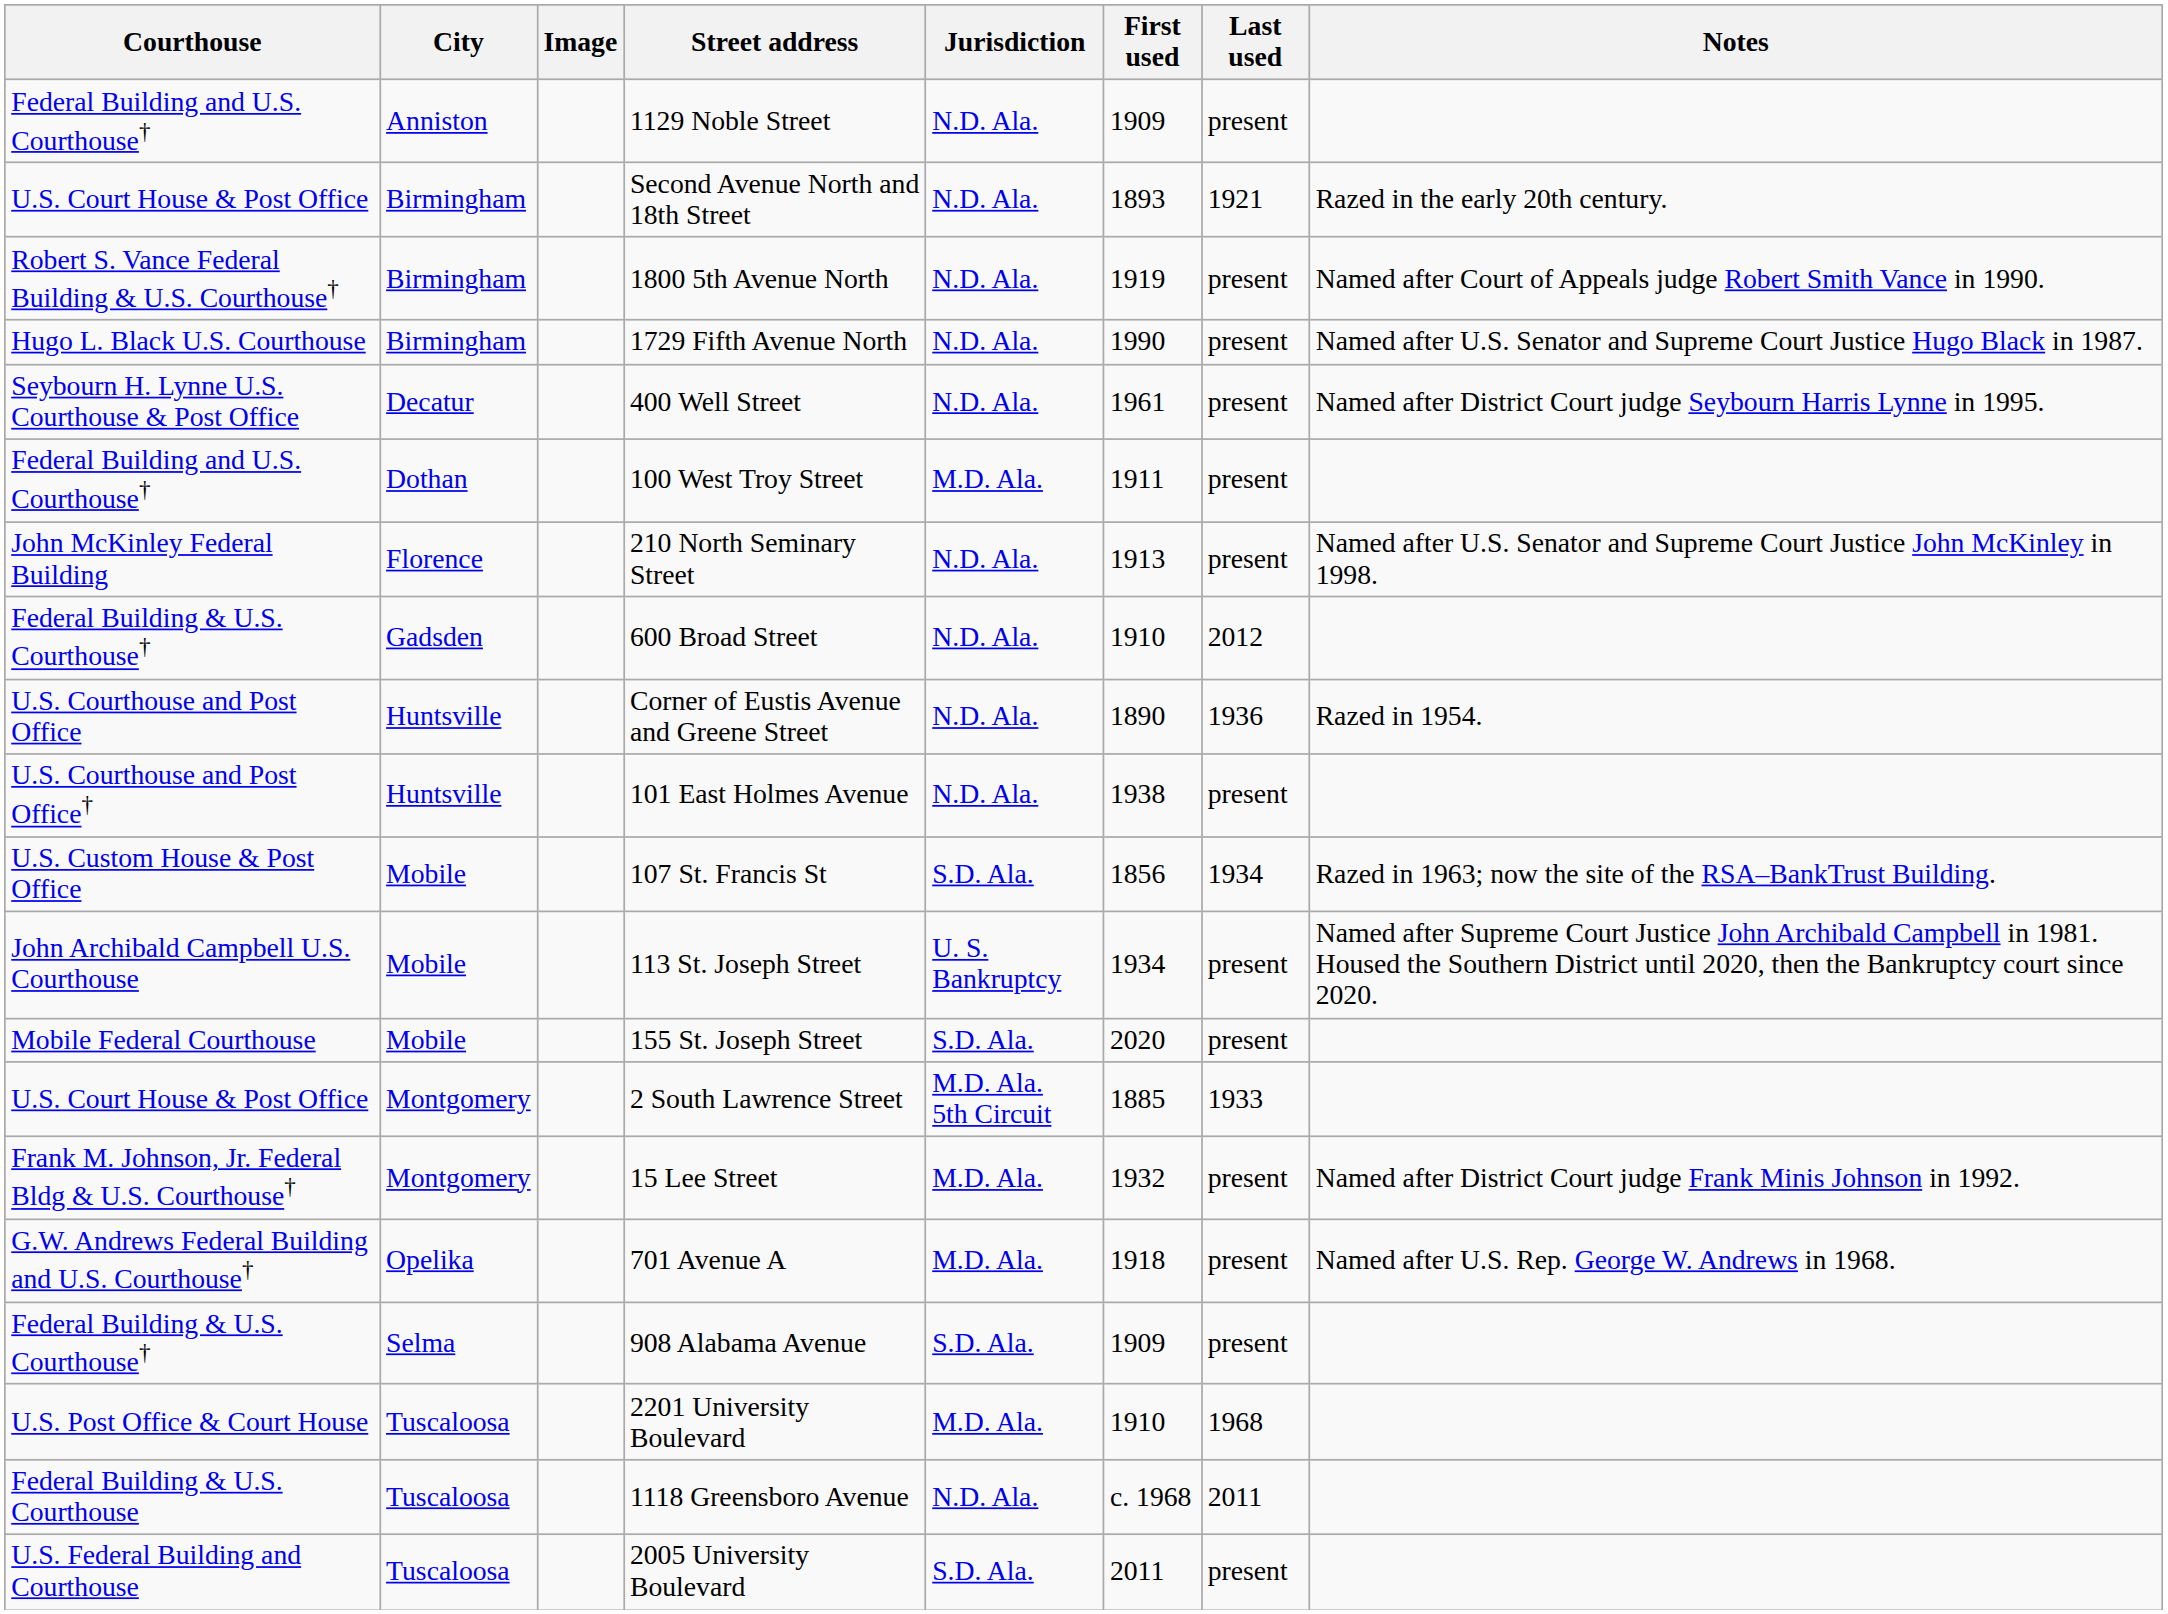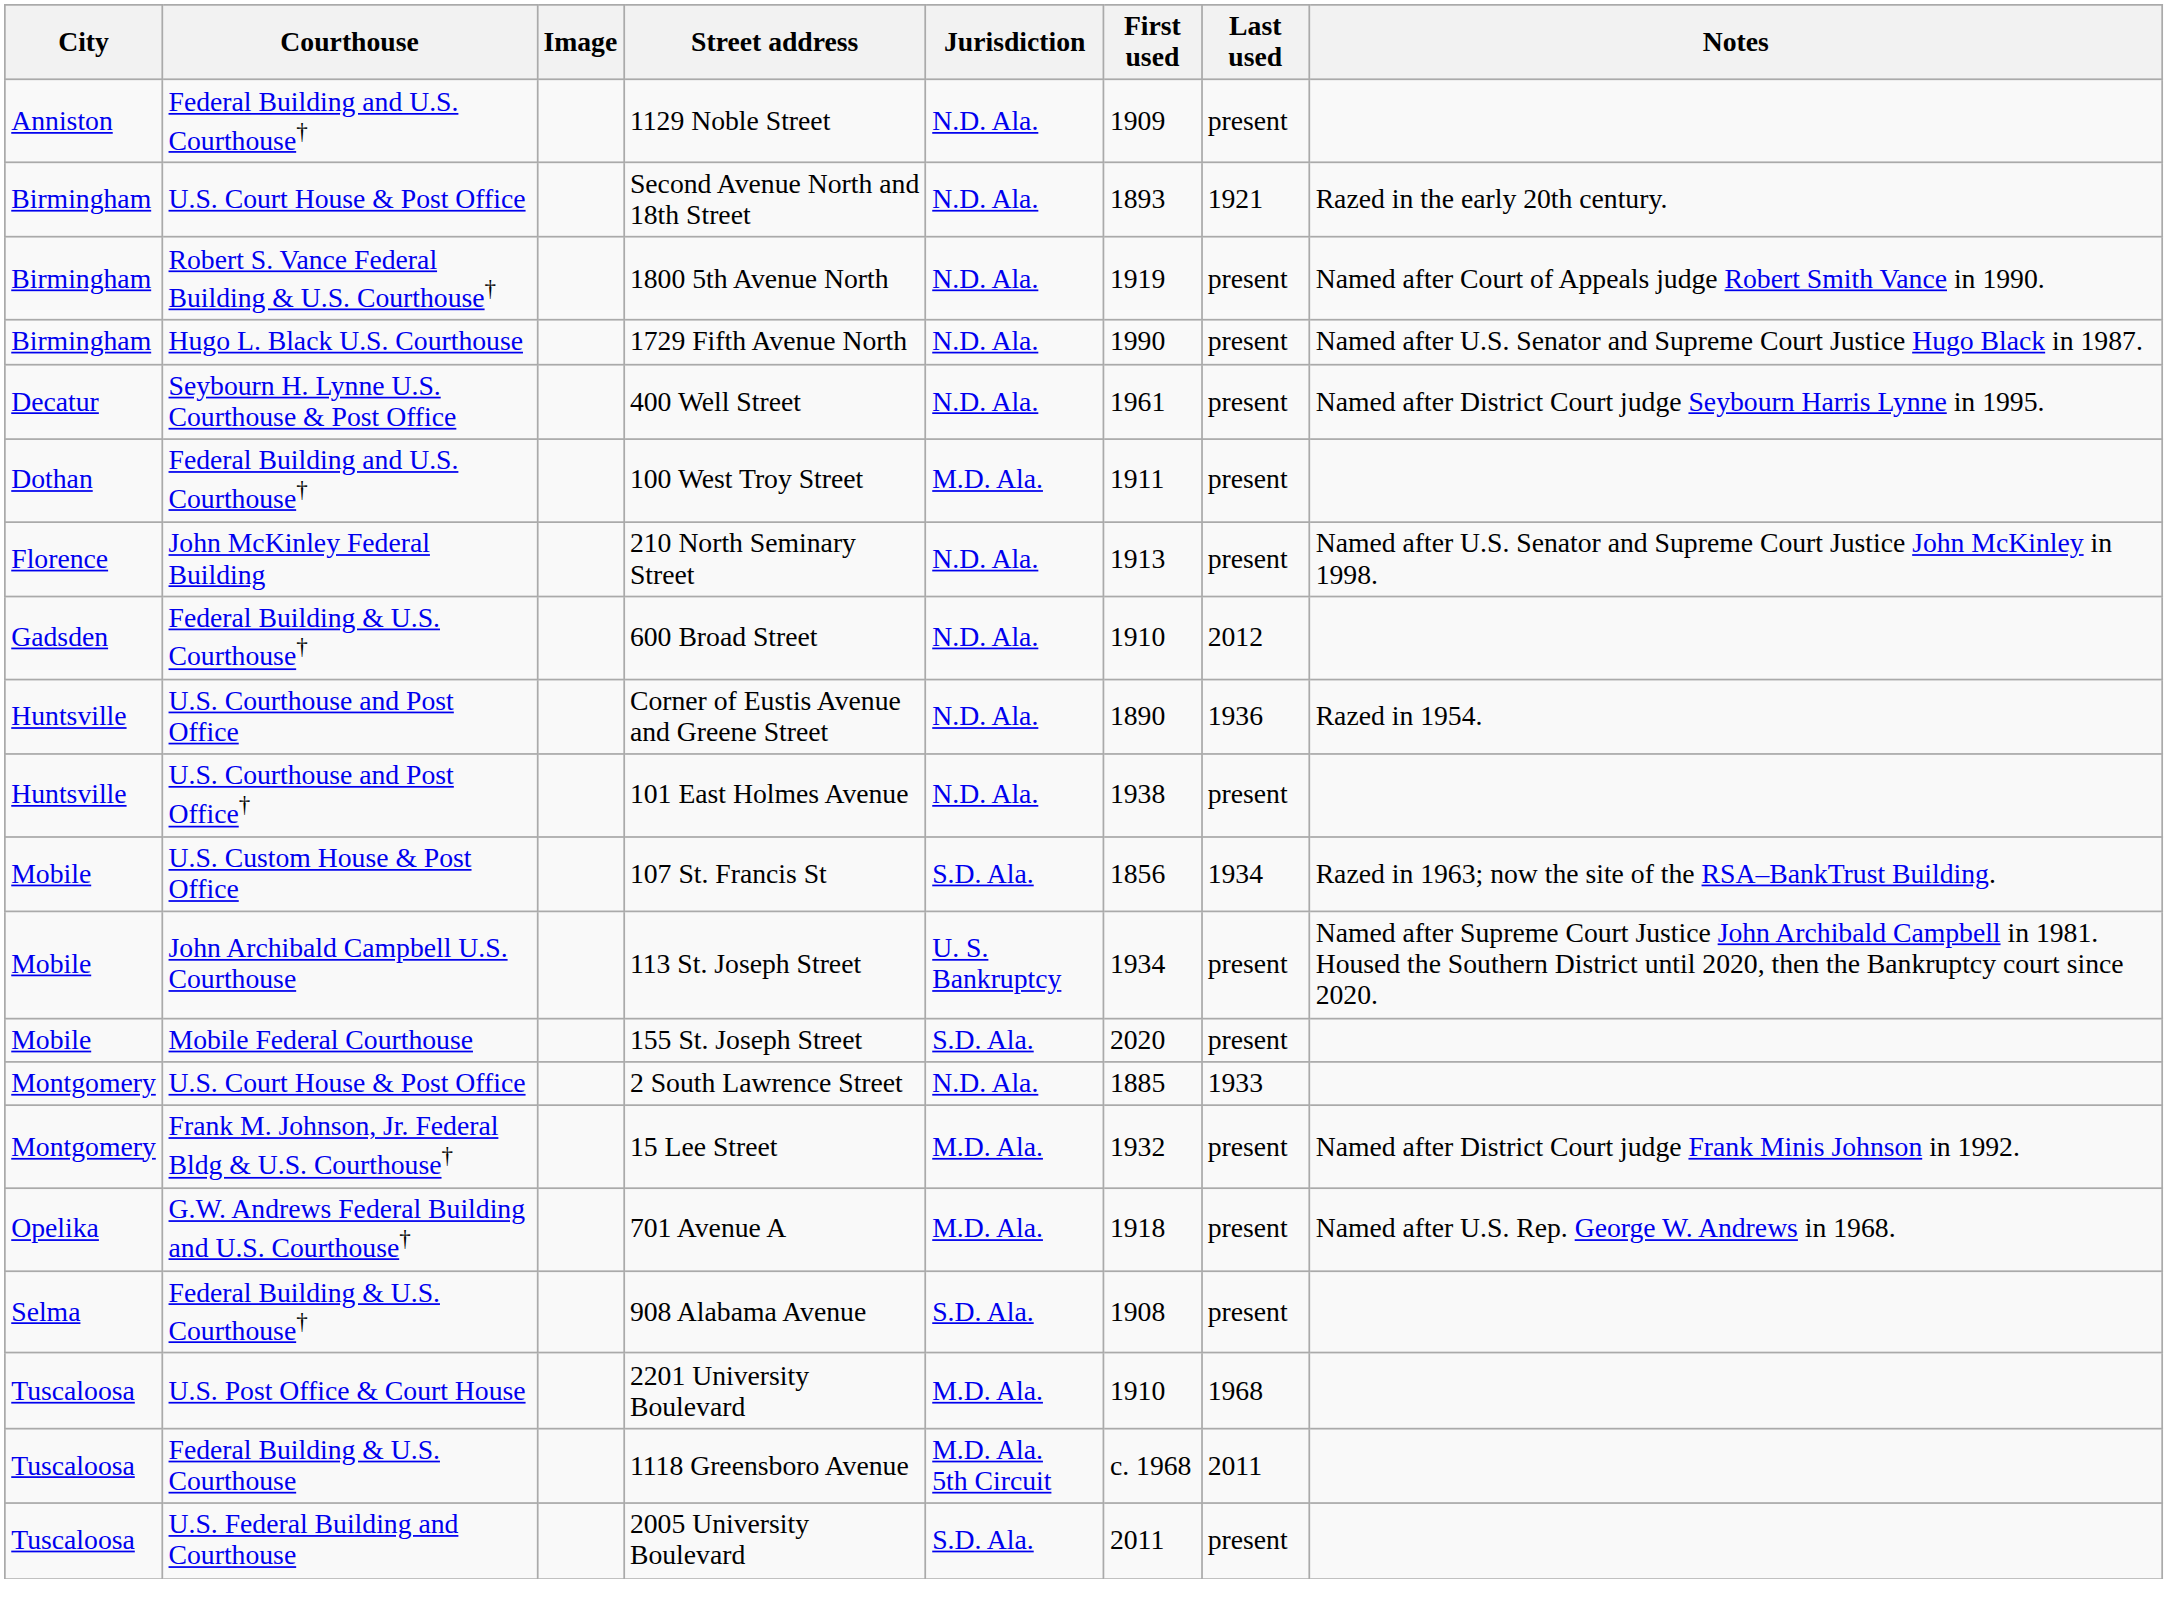columns swapped: (192, 42) <-> (458, 42)
(992, 1098) M.D. Ala. 5th Circuit -> (985, 1083) N.D. Ala.
(1138, 1342) 1909 -> (1138, 1311) 1908
(985, 1496) N.D. Ala. -> (992, 1465) M.D. Ala. 5th Circuit
